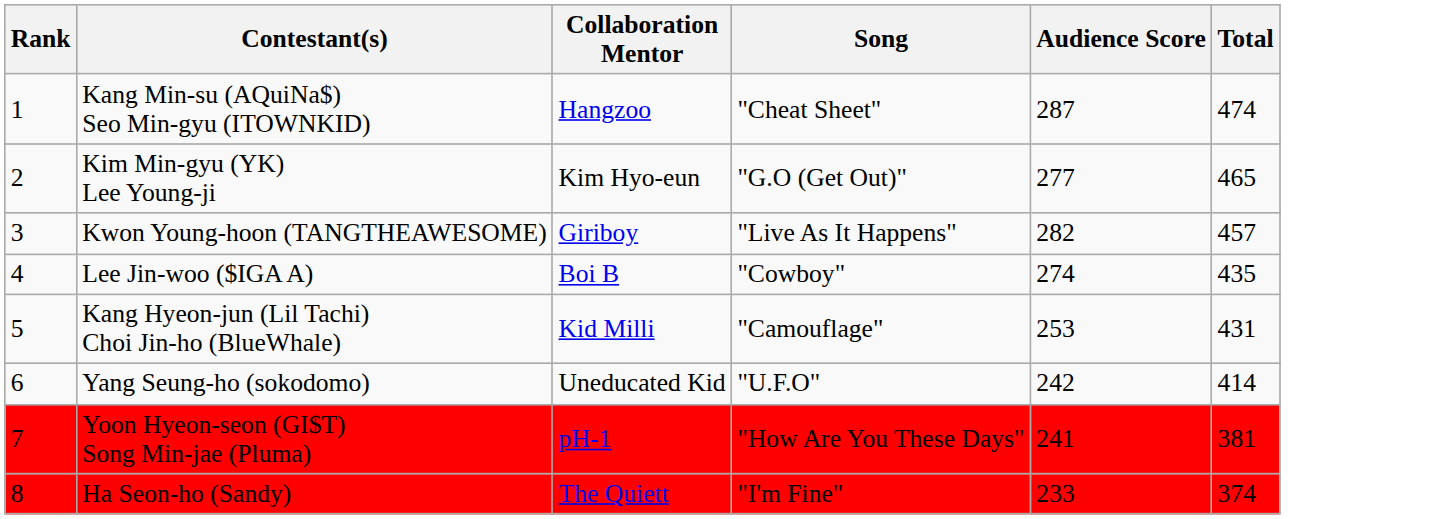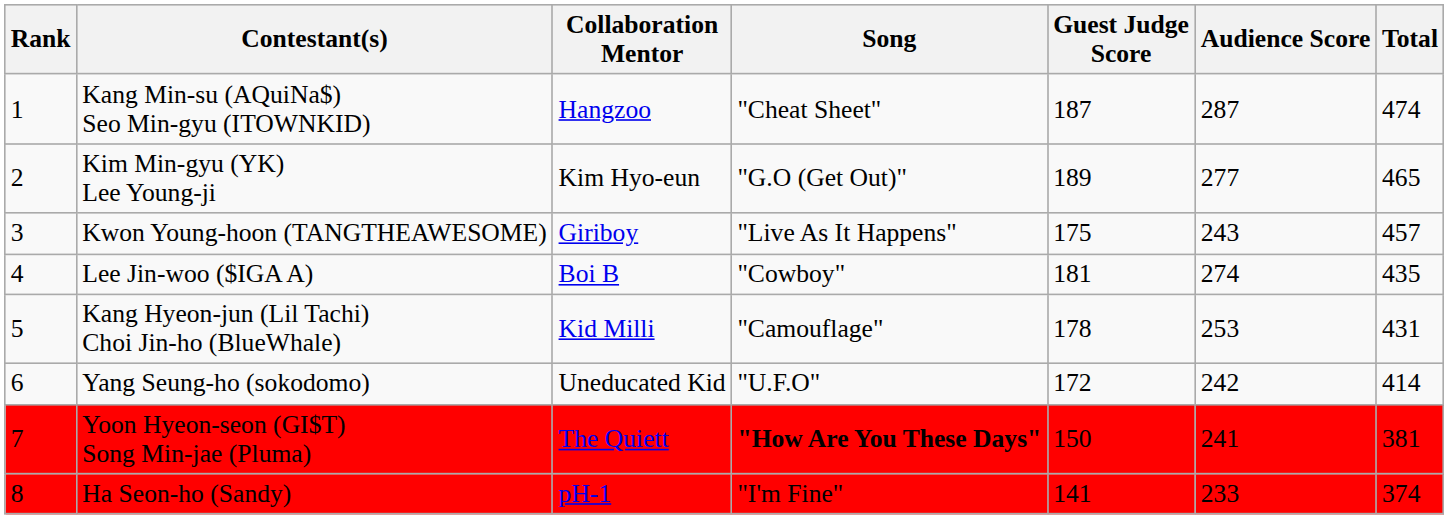+ column: (1121, 39)
(1056, 233) 282 -> (1220, 233) 243
(585, 438) pH-1 -> (614, 438) The Quiett
(881, 438) normal -> (889, 438) bold
(614, 493) The Quiett -> (585, 493) pH-1
